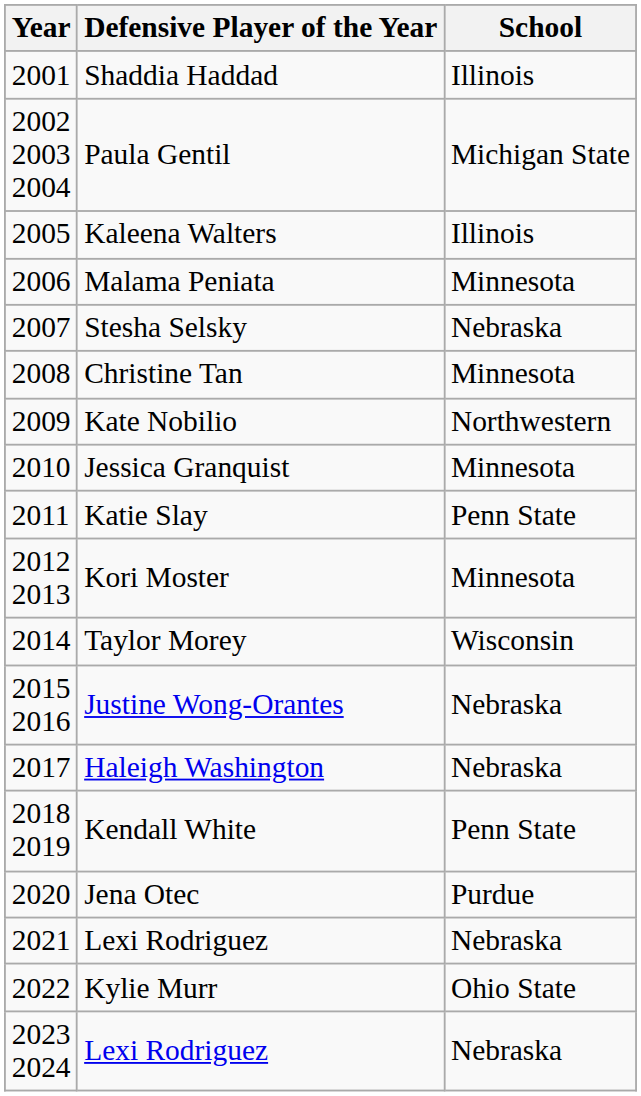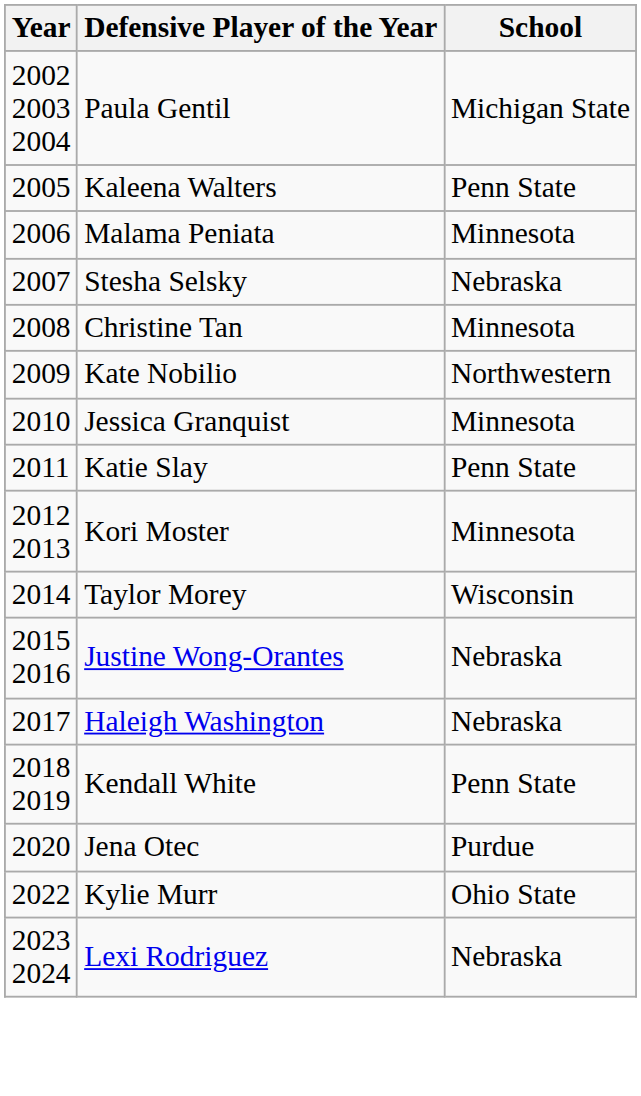- row: (41, 74)
(493, 234) Illinois -> (513, 187) Penn State
- row: (41, 940)
